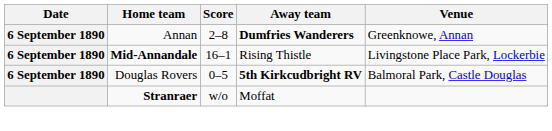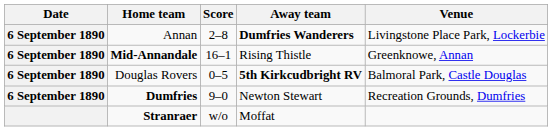(420, 34) Greenknowe, Annan -> (456, 34) Livingstone Place Park, Lockerbie
(456, 55) Livingstone Place Park, Lockerbie -> (420, 55) Greenknowe, Annan
+ row: (172, 95)
